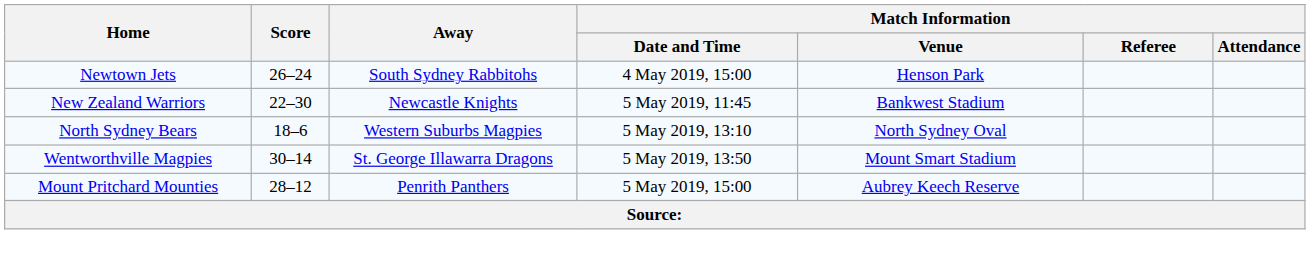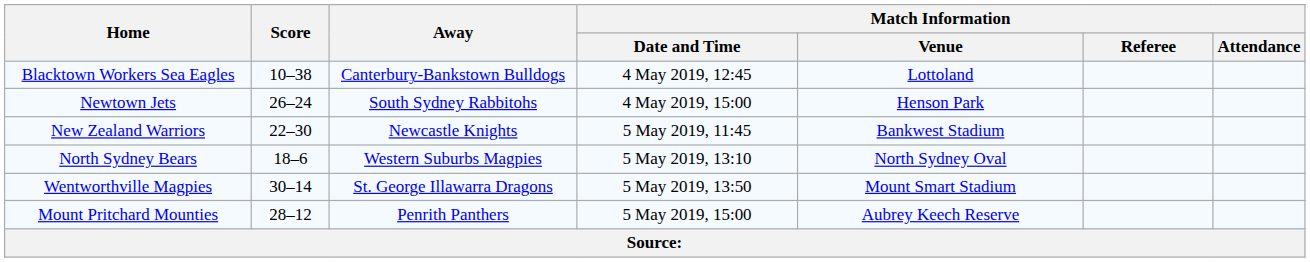+ row: (128, 74)
